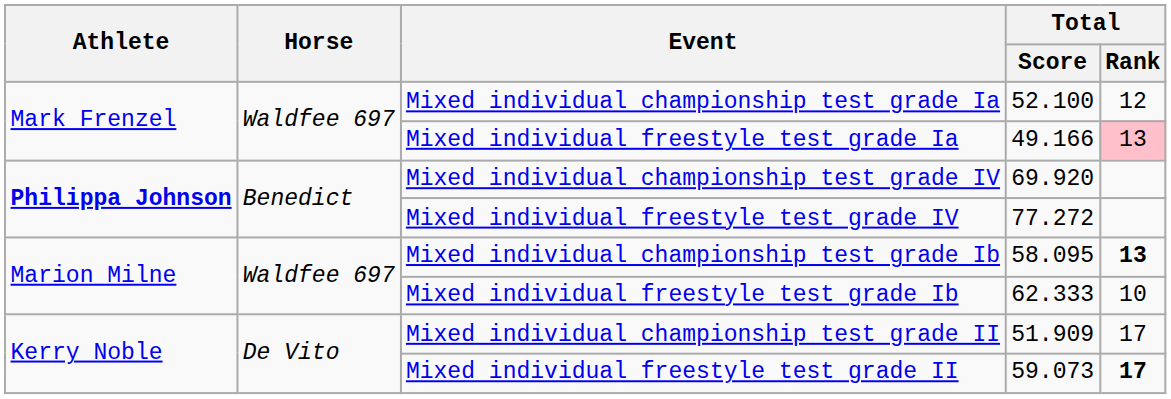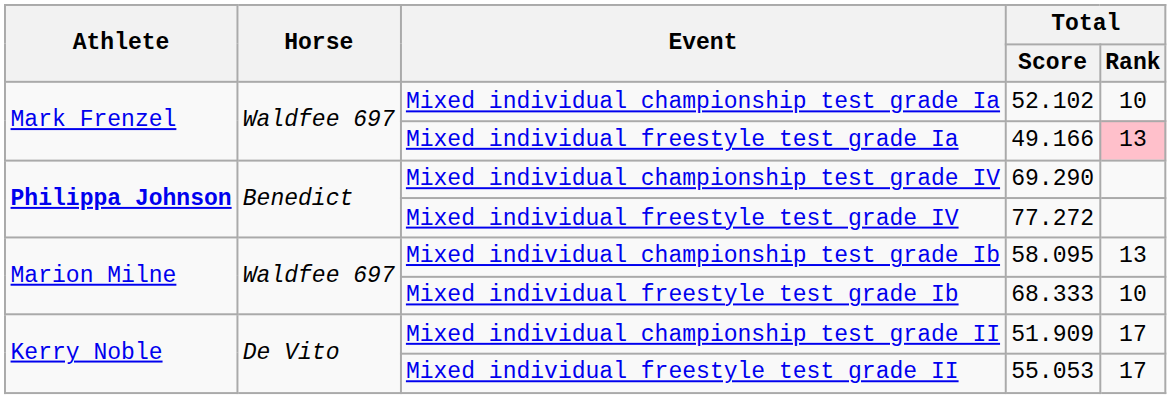(1053, 101) 52.100 -> (1053, 101) 52.102
(1133, 101) 12 -> (1133, 101) 10
(1053, 179) 69.920 -> (1053, 179) 69.290
(1133, 256) bold -> (1133, 256) normal
(1053, 295) 62.333 -> (1053, 295) 68.333
(1053, 373) 59.073 -> (1053, 373) 55.053
(1133, 373) bold -> (1133, 373) normal
